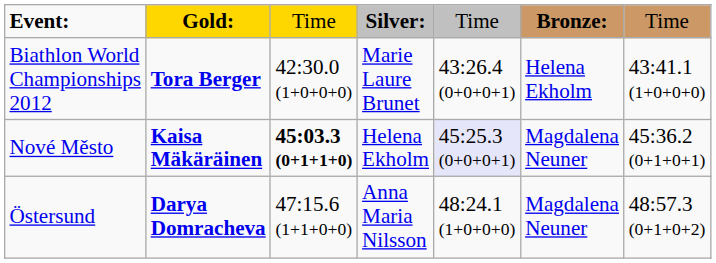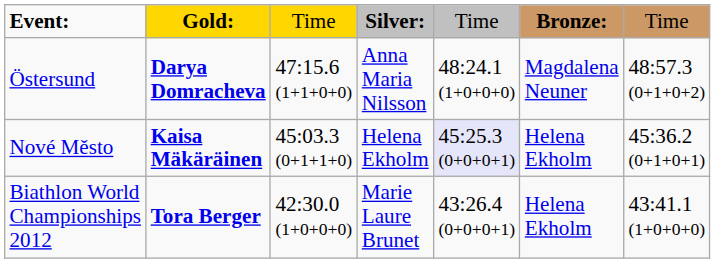rows swapped: (52, 216) <-> (75, 78)
(314, 147) bold -> (314, 147) normal
(572, 147) Magdalena Neuner -> (558, 147) Helena Ekholm
